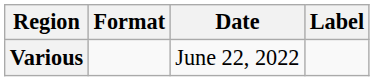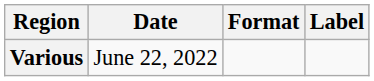columns swapped: (237, 22) <-> (129, 22)
